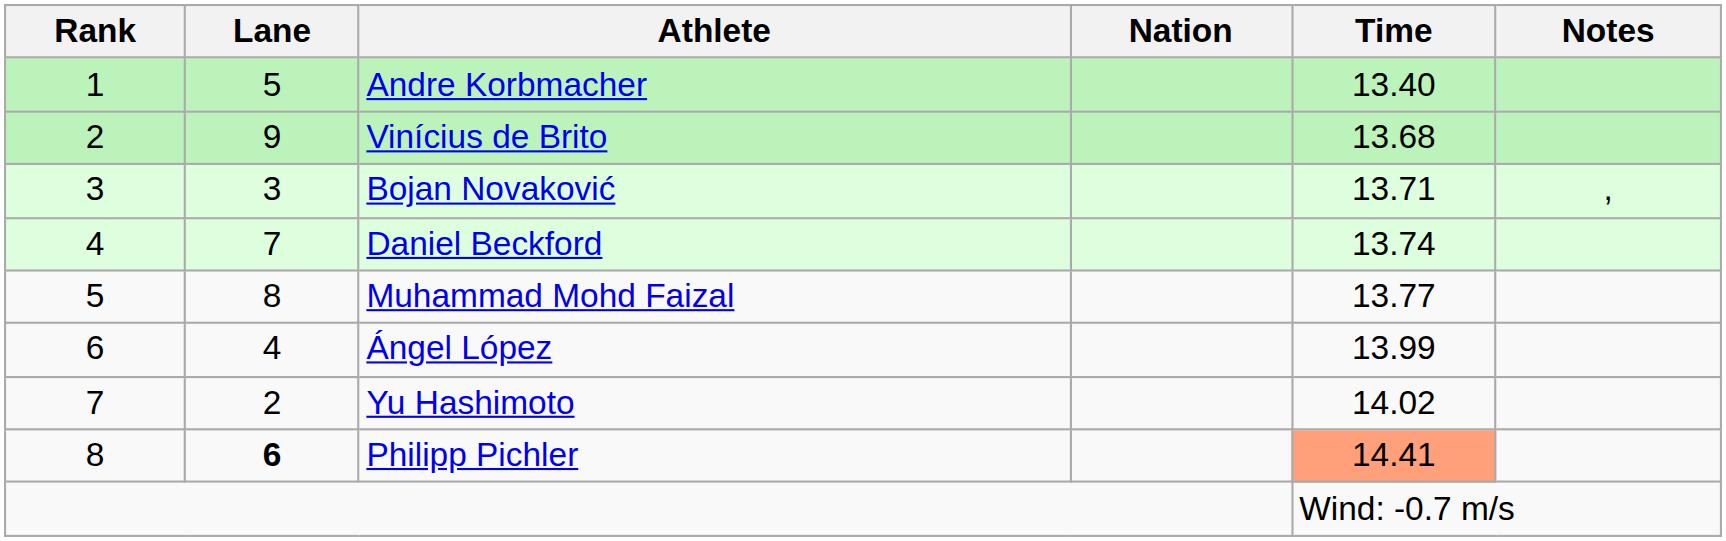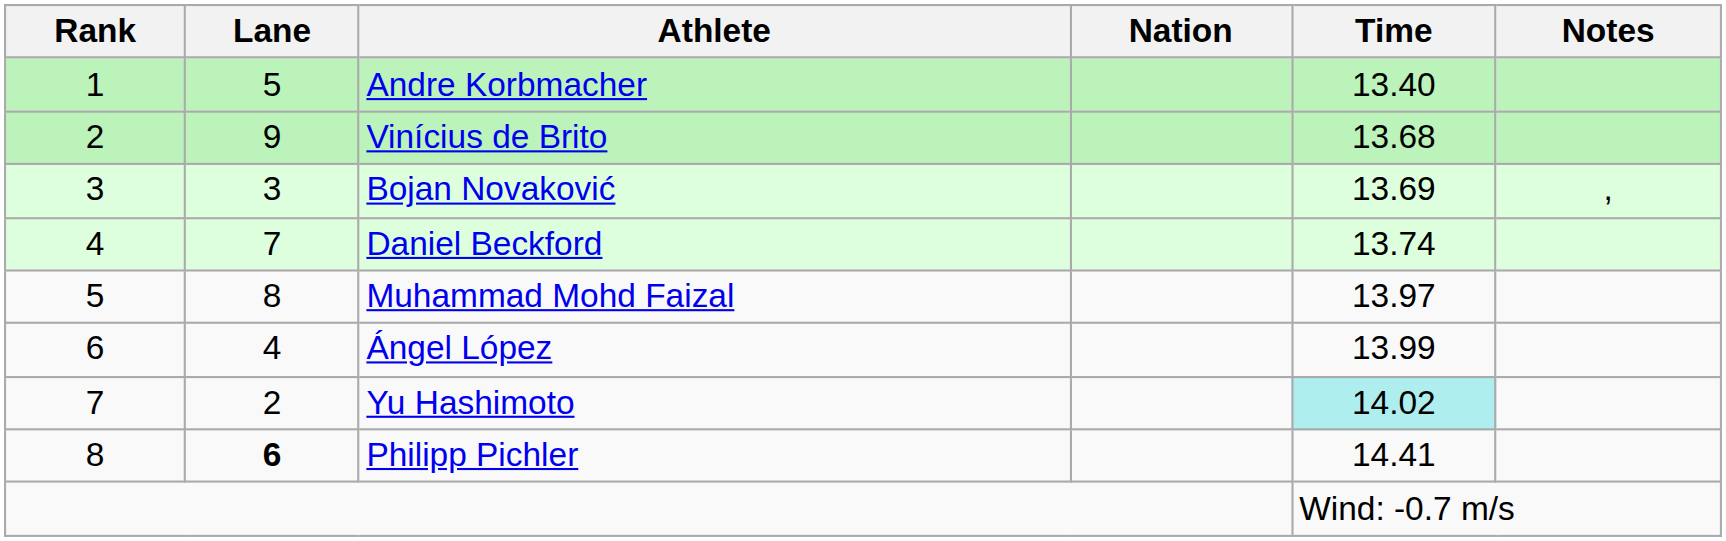(1394, 190) 13.71 -> (1394, 190) 13.69
(1394, 296) 13.77 -> (1394, 296) 13.97
(1394, 402) no background -> (1394, 402) paleturquoise background
(1394, 455) lightsalmon background -> (1394, 455) no background
